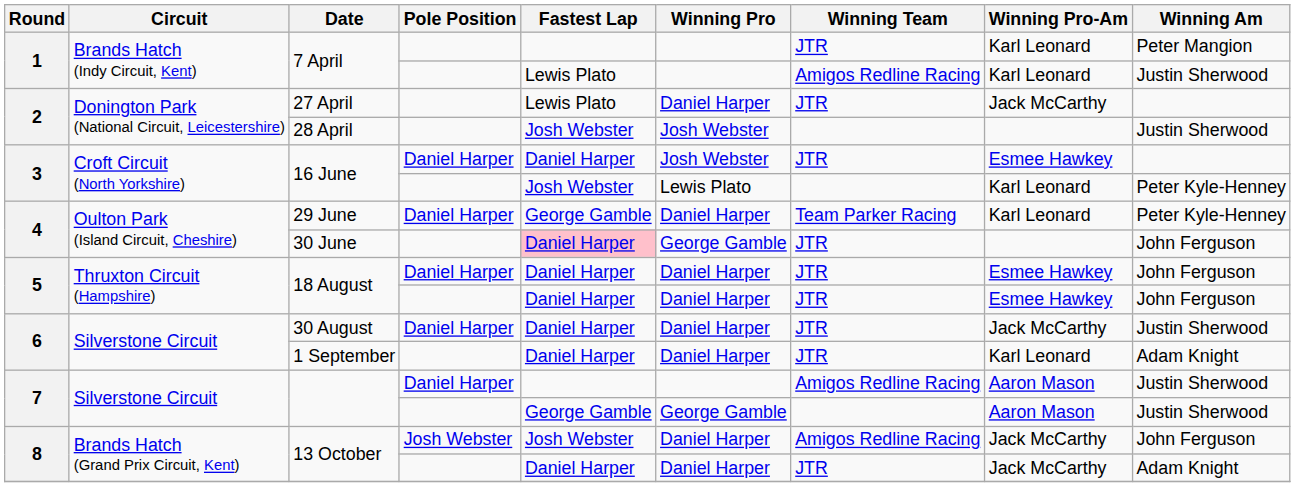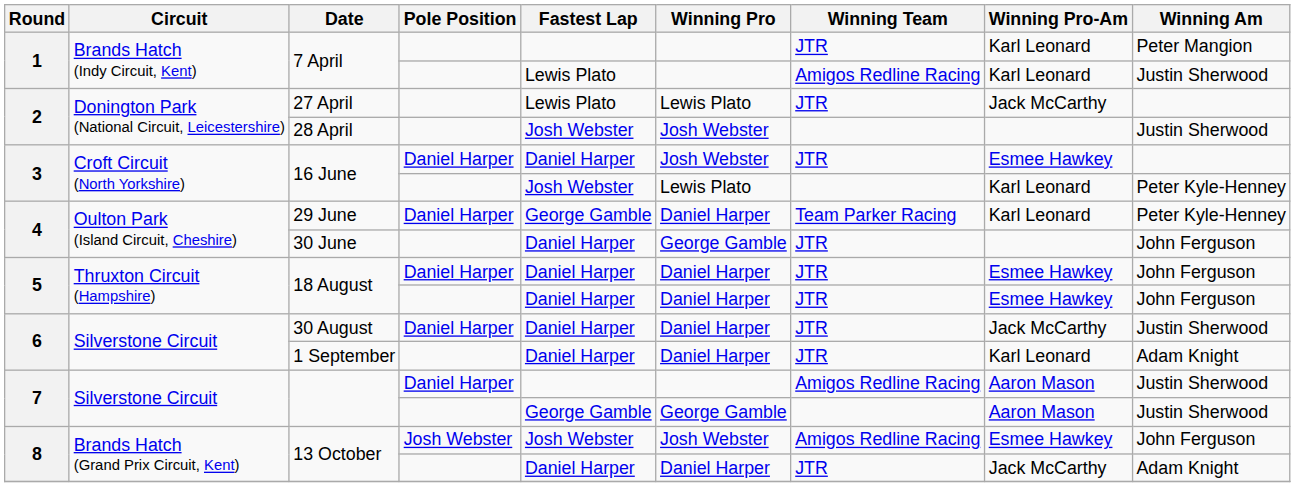(715, 103) Daniel Harper -> (706, 103) Lewis Plato
(580, 243) pink background -> (580, 243) no background
(715, 440) Daniel Harper -> (714, 440) Josh Webster
(1048, 440) Jack McCarthy -> (1051, 440) Esmee Hawkey
